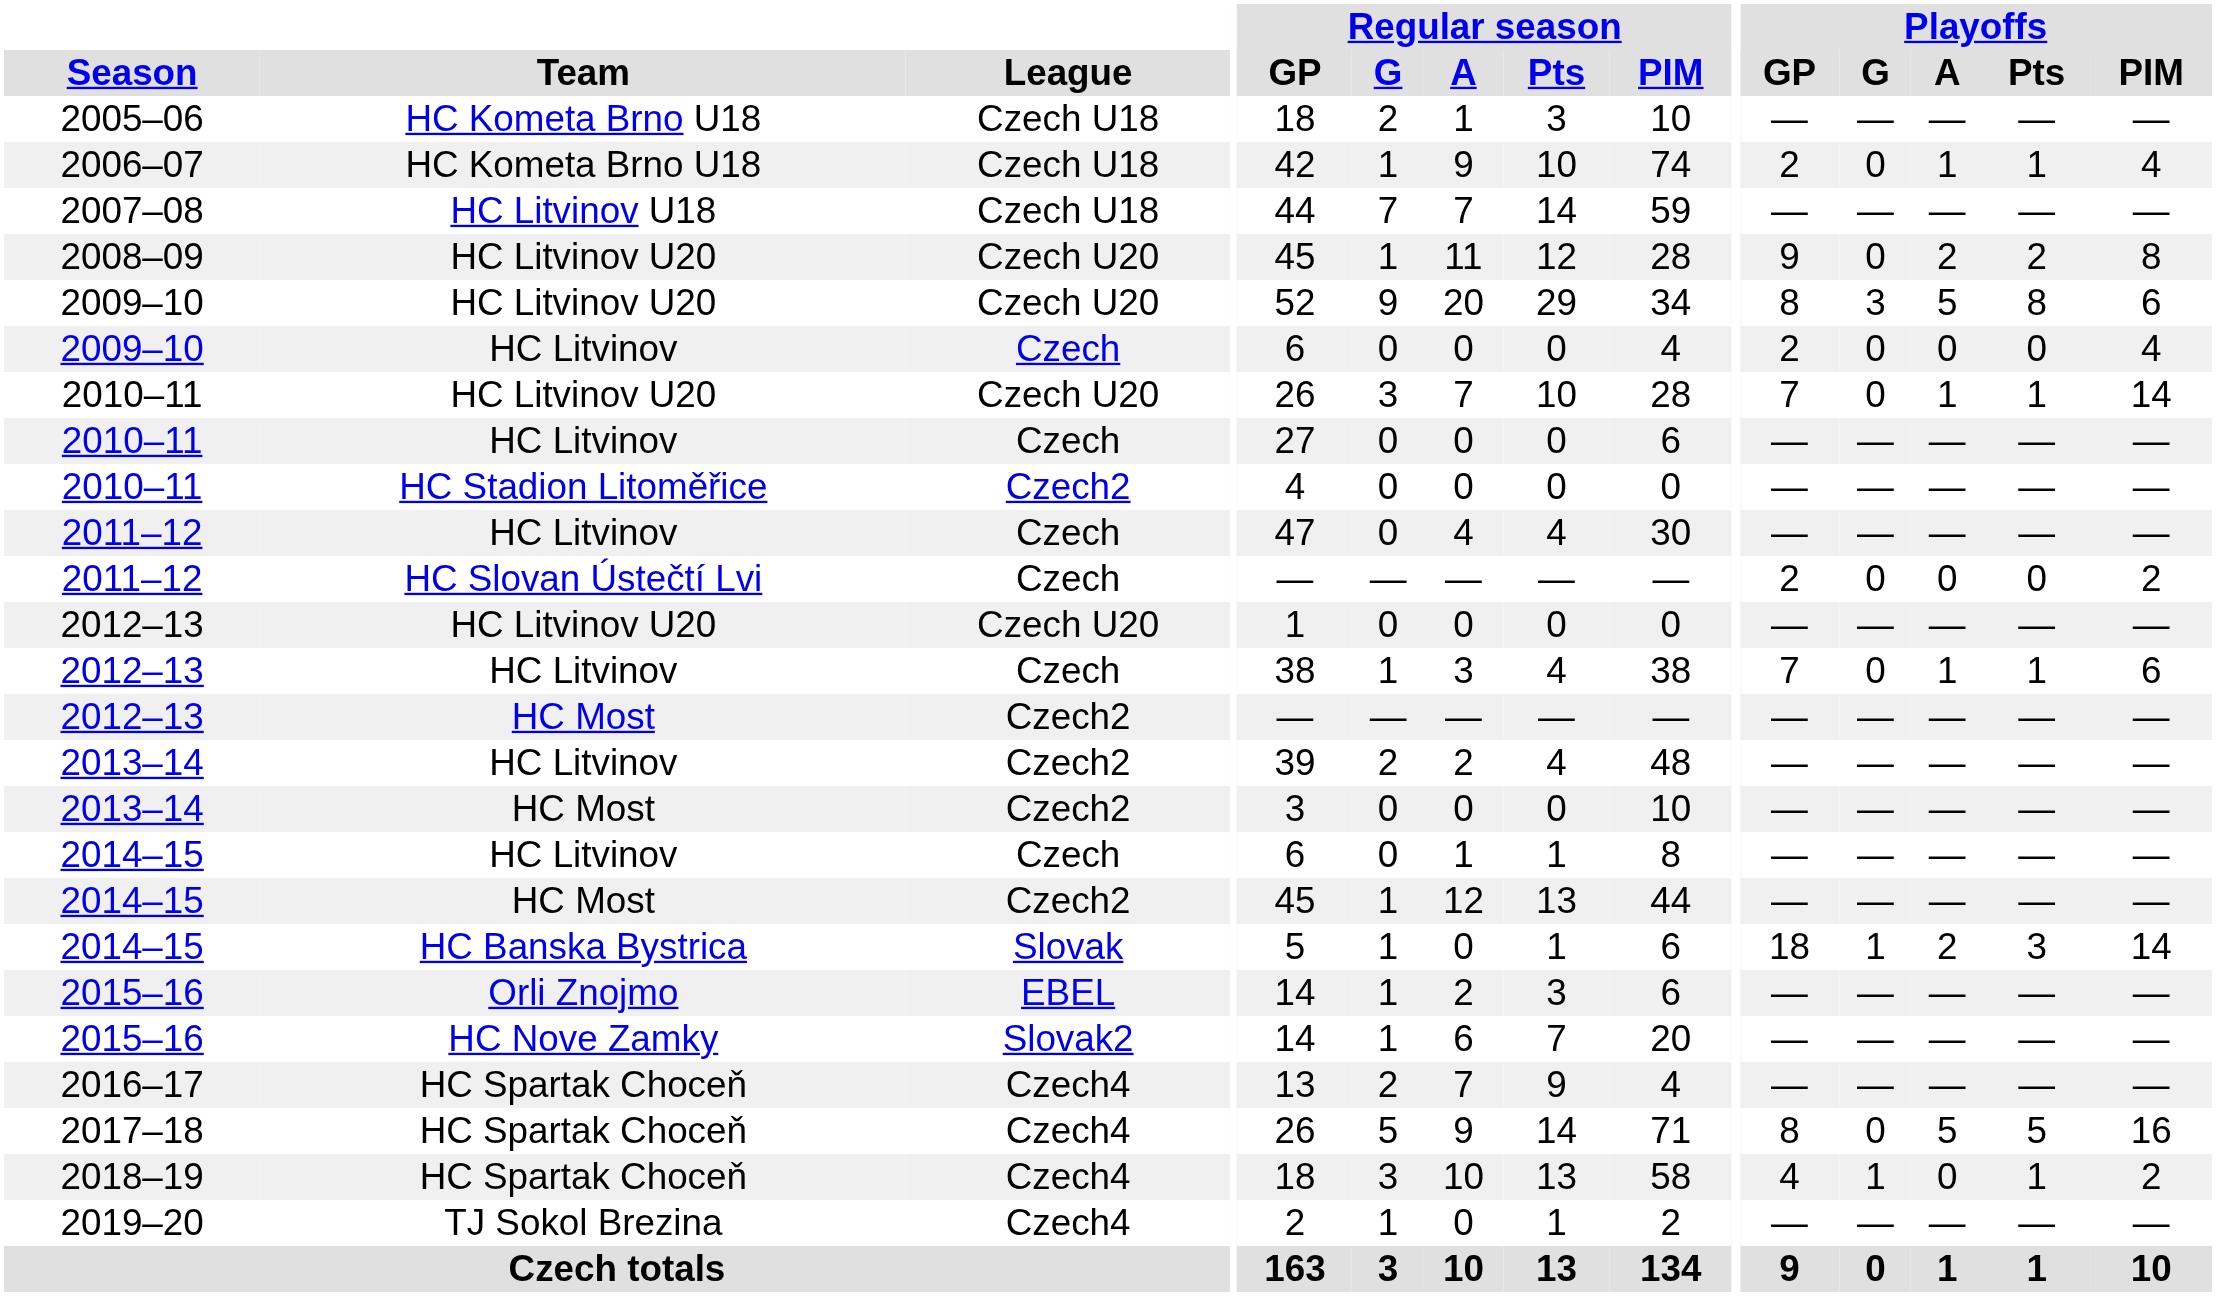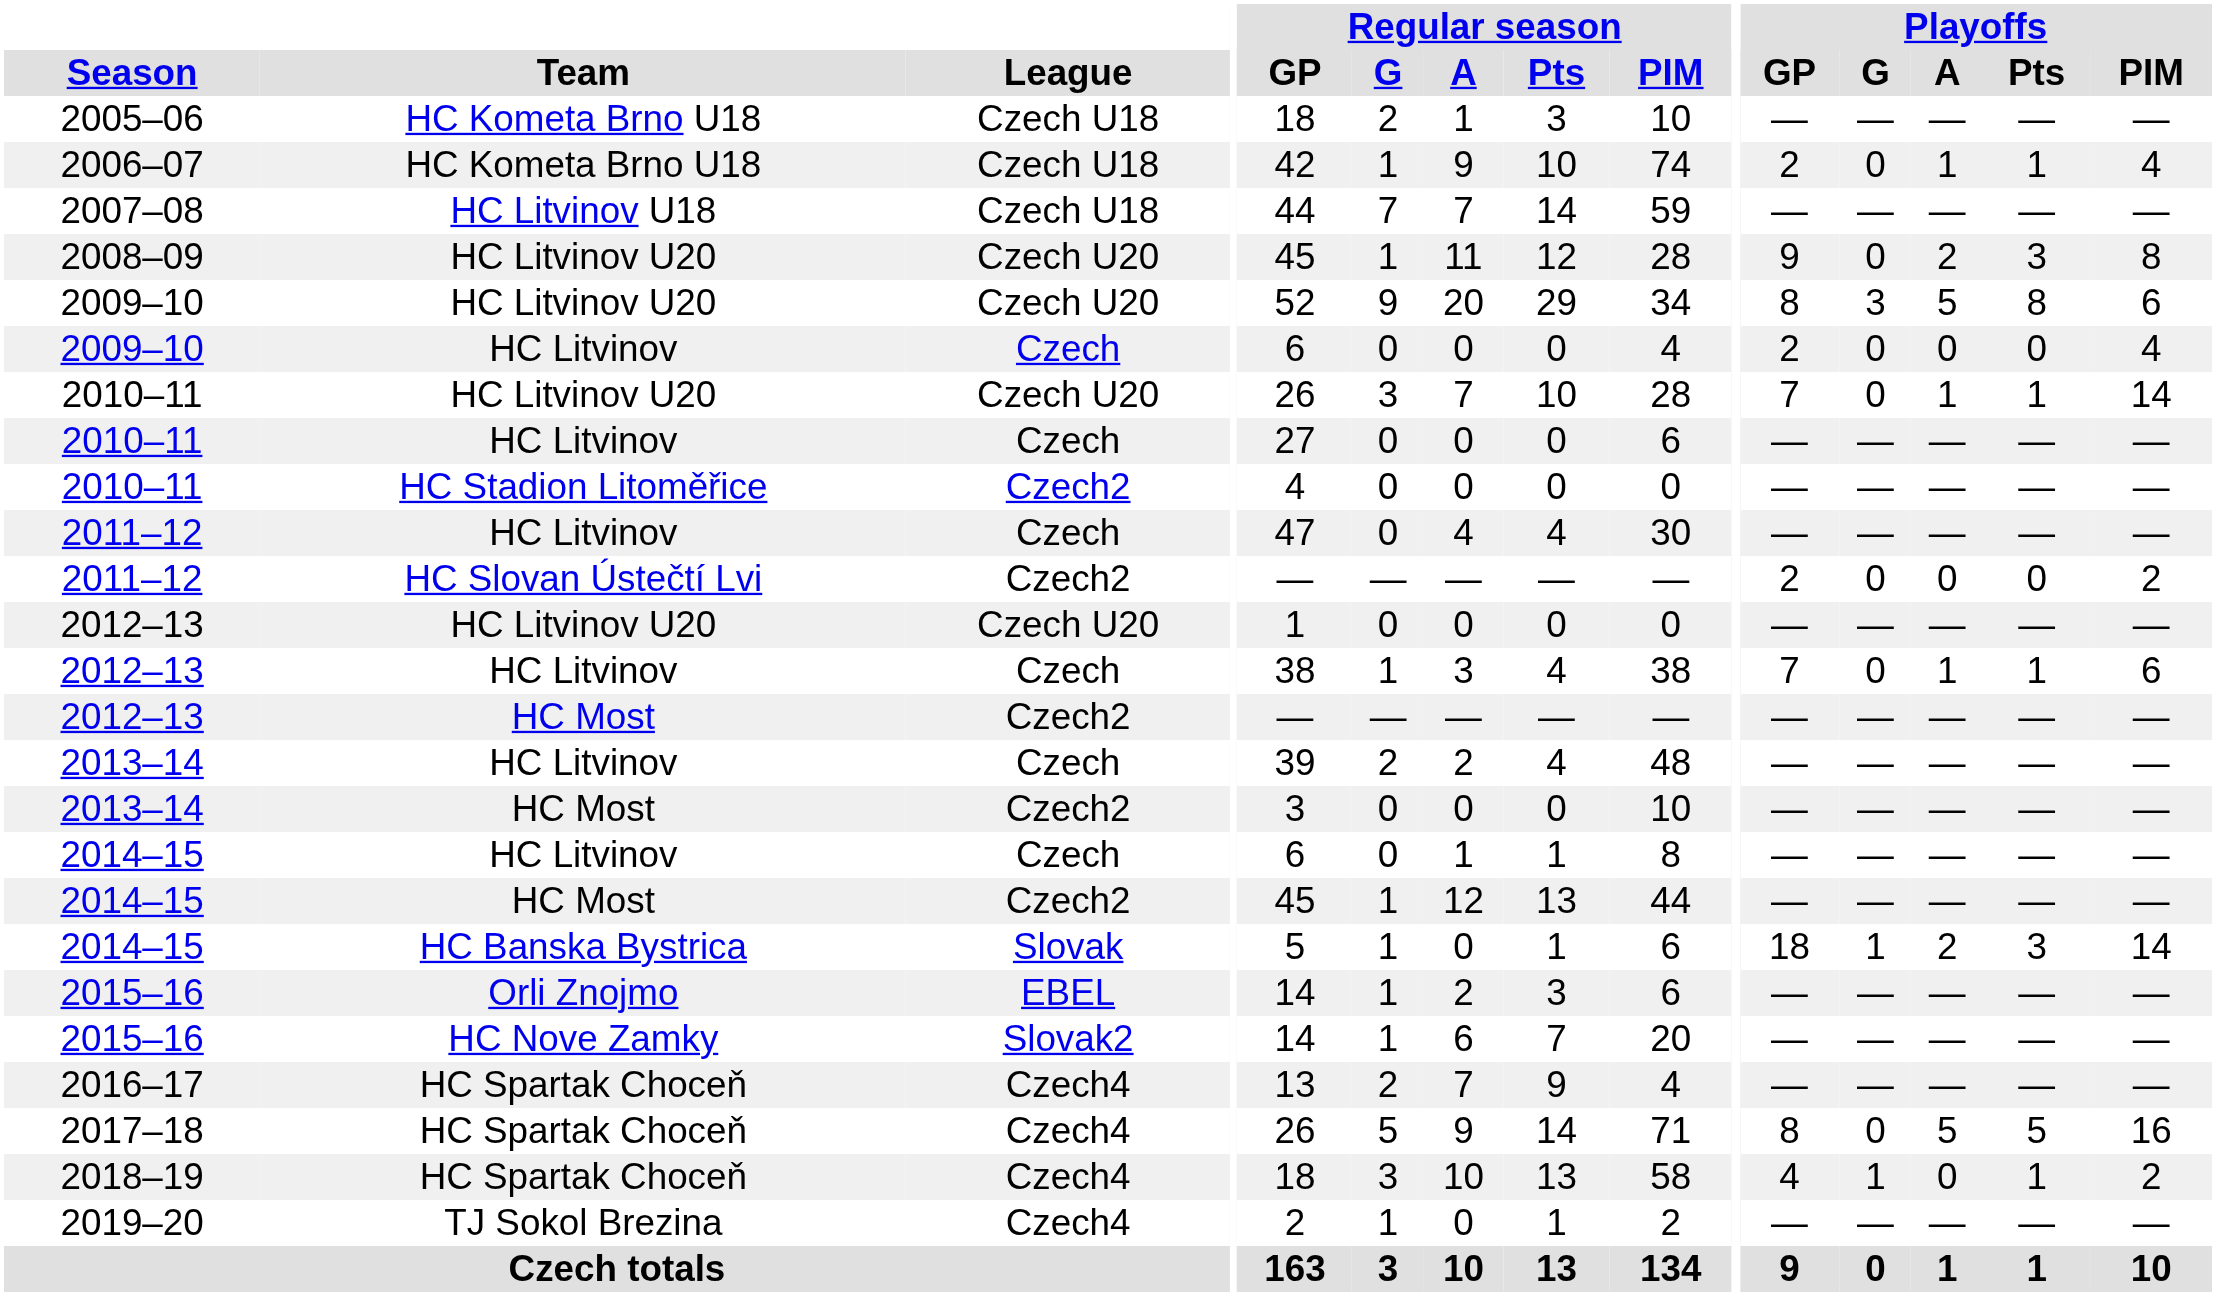(2037, 256) 2 -> (2037, 256) 3
(1068, 578) Czech -> (1068, 578) Czech2
(1068, 762) Czech2 -> (1068, 762) Czech
